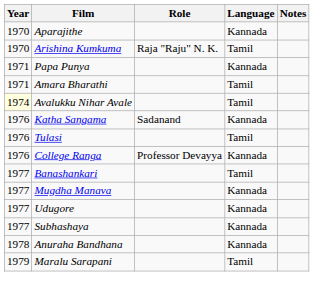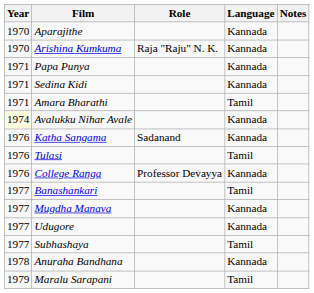(240, 48) Tamil -> (247, 48) Kannada
+ row: (61, 84)
(240, 102) Tamil -> (247, 119) Kannada
(247, 226) Kannada -> (240, 244) Tamil
